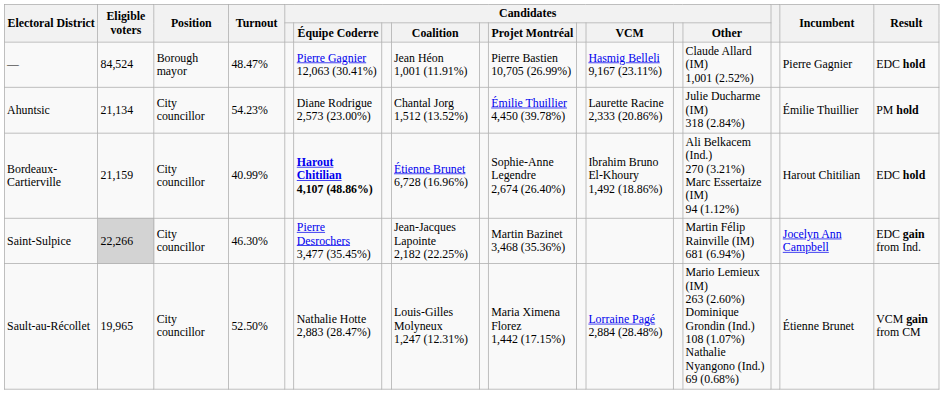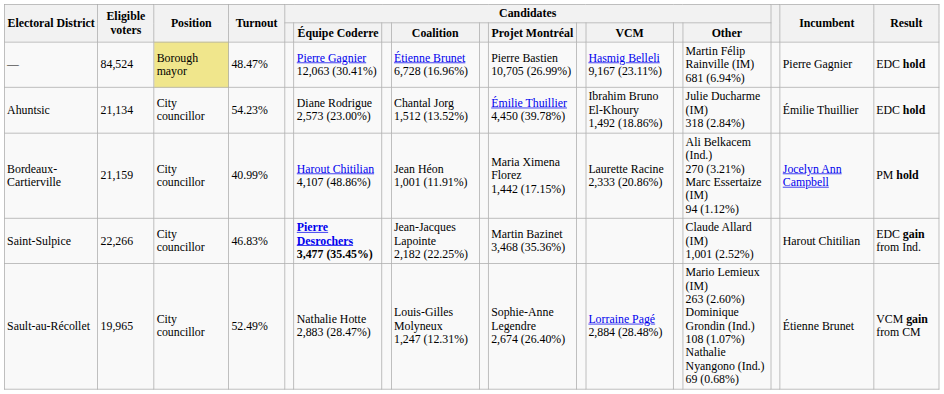(177, 64) no background -> (177, 64) khaki background
(431, 64) Jean Héon 1,001 (11.91%) -> (431, 64) Étienne Brunet 6,728 (16.96%)
(720, 64) Claude Allard (IM) 1,001 (2.52%) -> (720, 64) Martin Félip Rainville (IM) 681 (6.94%)
(626, 110) Laurette Racine 2,333 (20.86%) -> (625, 110) Ibrahim Bruno El-Khoury 1,492 (18.86%)
(897, 110) PM hold -> (901, 110) EDC hold
(335, 175) bold -> (335, 175) normal
(431, 175) Étienne Brunet 6,728 (16.96%) -> (431, 175) Jean Héon 1,001 (11.91%)
(528, 175) Sophie-Anne Legendre 2,674 (26.40%) -> (528, 175) Maria Ximena Florez 1,442 (17.15%)
(625, 175) Ibrahim Bruno El-Khoury 1,492 (18.86%) -> (626, 175) Laurette Racine 2,333 (20.86%)
(821, 175) Harout Chitilian -> (812, 175) Jocelyn Ann Campbell
(901, 175) EDC hold -> (897, 175) PM hold
(117, 240) lightgrey background -> (117, 240) no background
(250, 240) 46.30% -> (250, 240) 46.83%
(334, 240) normal -> (335, 240) bold
(720, 240) Martin Félip Rainville (IM) 681 (6.94%) -> (720, 240) Claude Allard (IM) 1,001 (2.52%)
(812, 240) Jocelyn Ann Campbell -> (821, 240) Harout Chitilian
(250, 326) 52.50% -> (250, 326) 52.49%
(528, 326) Maria Ximena Florez 1,442 (17.15%) -> (528, 326) Sophie-Anne Legendre 2,674 (26.40%)
